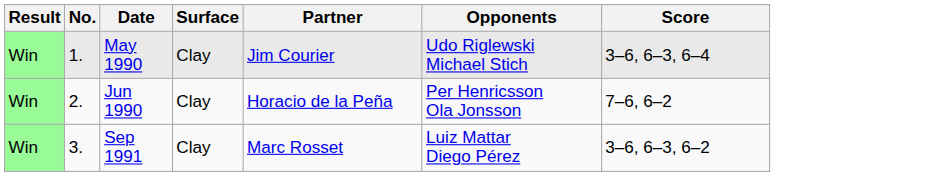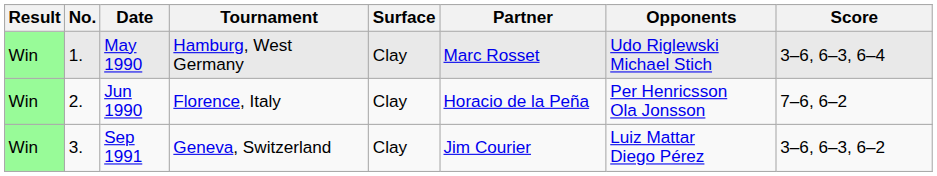+ column: (269, 18)
(291, 54) Jim Courier -> (492, 54) Marc Rosset
(295, 147) Marc Rosset -> (487, 147) Jim Courier
